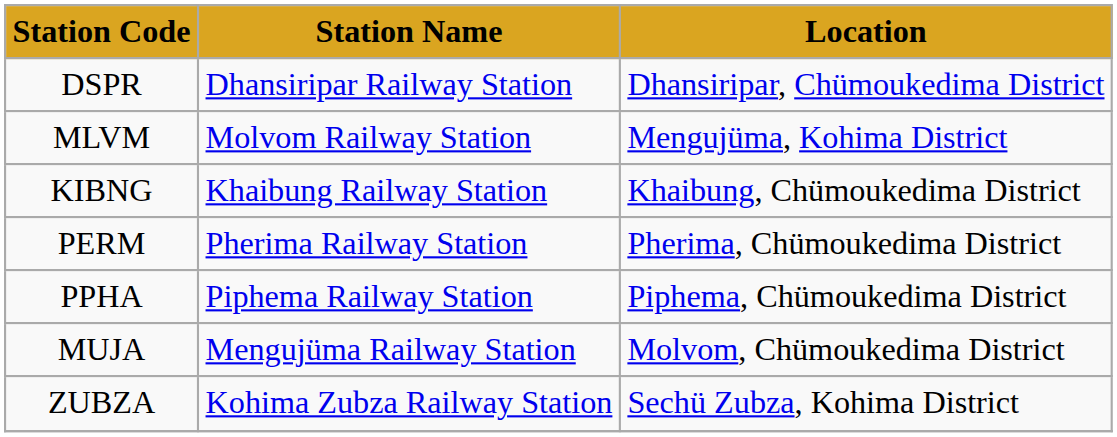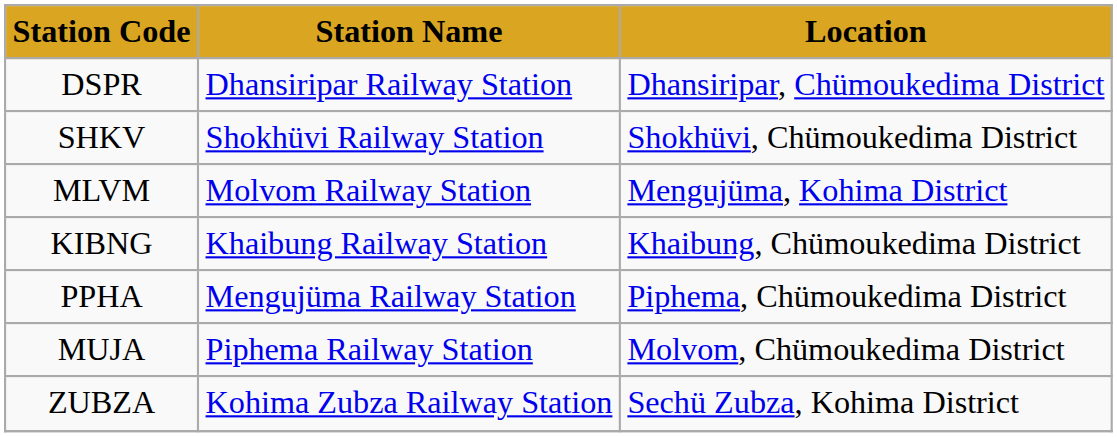+ row: (102, 137)
- row: (102, 243)
(369, 296) Piphema Railway Station -> (391, 296) Mengujüma Railway Station
(391, 350) Mengujüma Railway Station -> (369, 350) Piphema Railway Station
